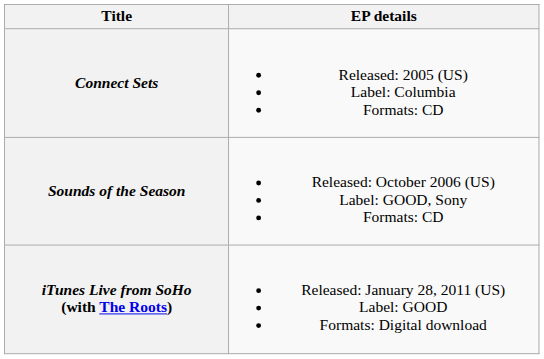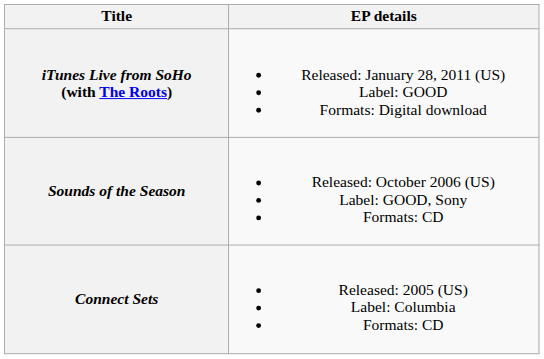rows swapped: (117, 83) <-> (117, 299)
